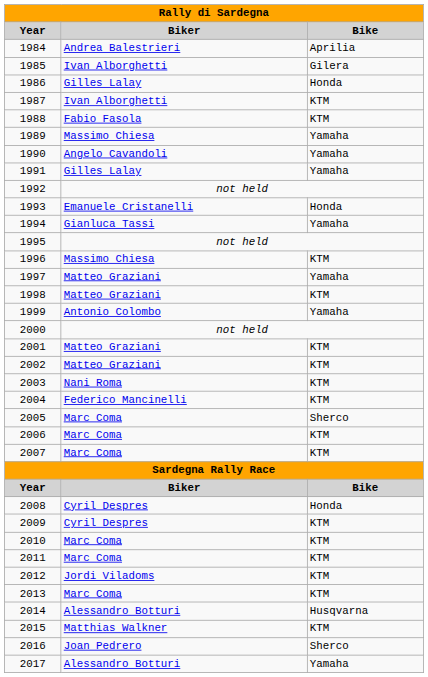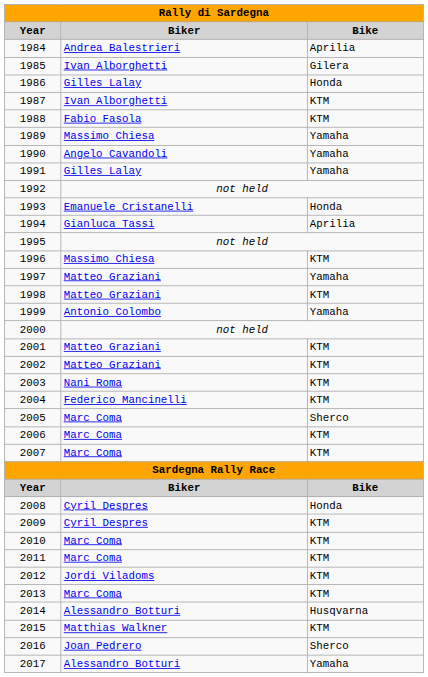(329, 224) Yamaha -> (333, 224) Aprilia
